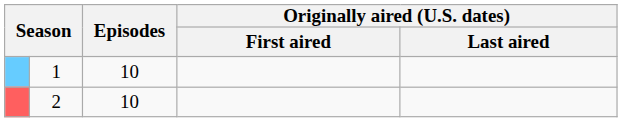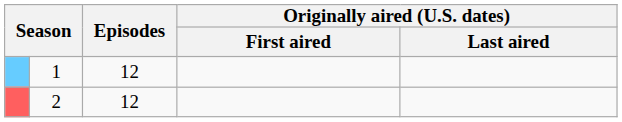(130, 71) 10 -> (130, 71) 12
(130, 101) 10 -> (130, 101) 12
